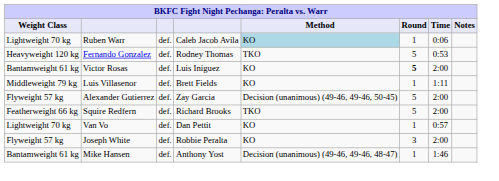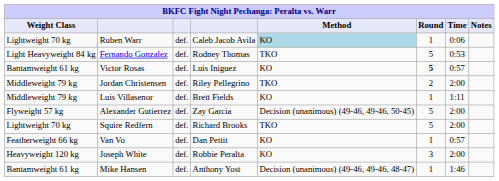(43, 54) Heavyweight 120 kg -> (51, 54) Light Heavyweight 84 kg
(440, 68) 2:00 -> (457, 68) 0:57
+ row: (133, 83)
(42, 111) Featherweight 66 kg -> (39, 126) Lightweight 70 kg
(39, 126) Lightweight 70 kg -> (42, 140) Featherweight 66 kg
(35, 140) Flyweight 57 kg -> (43, 154) Heavyweight 120 kg
